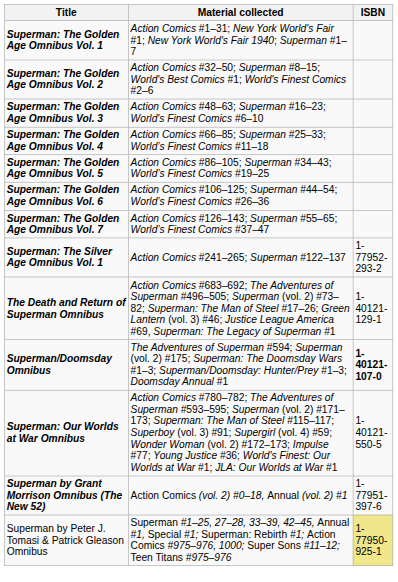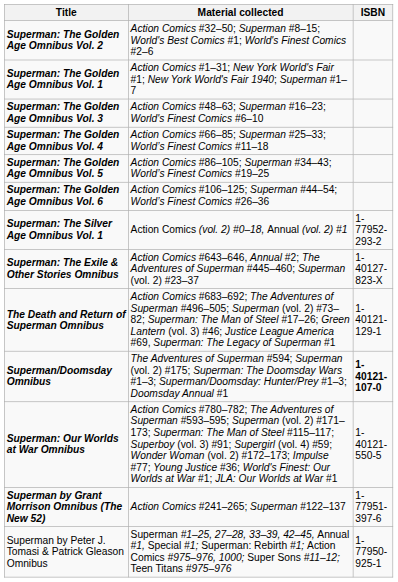rows swapped: (63, 40) <-> (63, 79)
- row: (63, 224)
(238, 257) Action Comics #241–265; Superman #122–137 -> (239, 229) Action Comics (vol. 2) #0–18, Annual (vol. 2) #1
+ row: (63, 269)
(239, 495) Action Comics (vol. 2) #0–18, Annual (vol. 2) #1 -> (238, 507) Action Comics #241–265; Superman #122–137
(371, 540) khaki background -> (371, 552) no background
